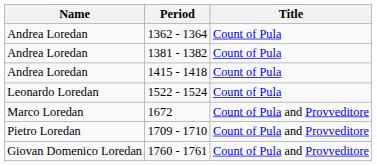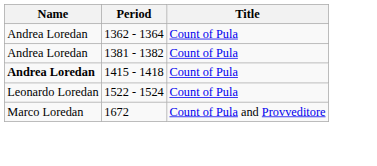(47, 72) normal -> (51, 72) bold
- row: (177, 131)
- row: (177, 151)
